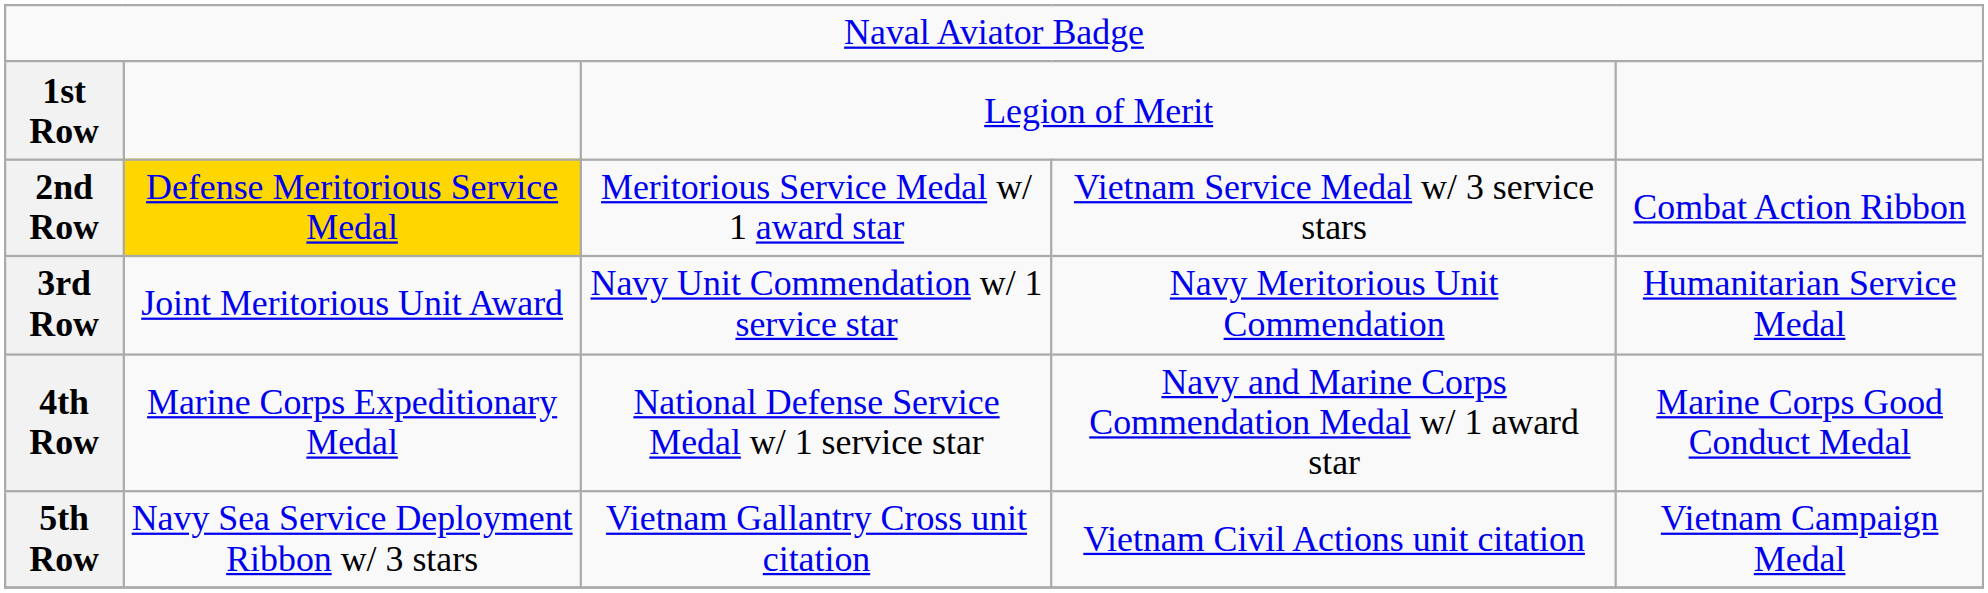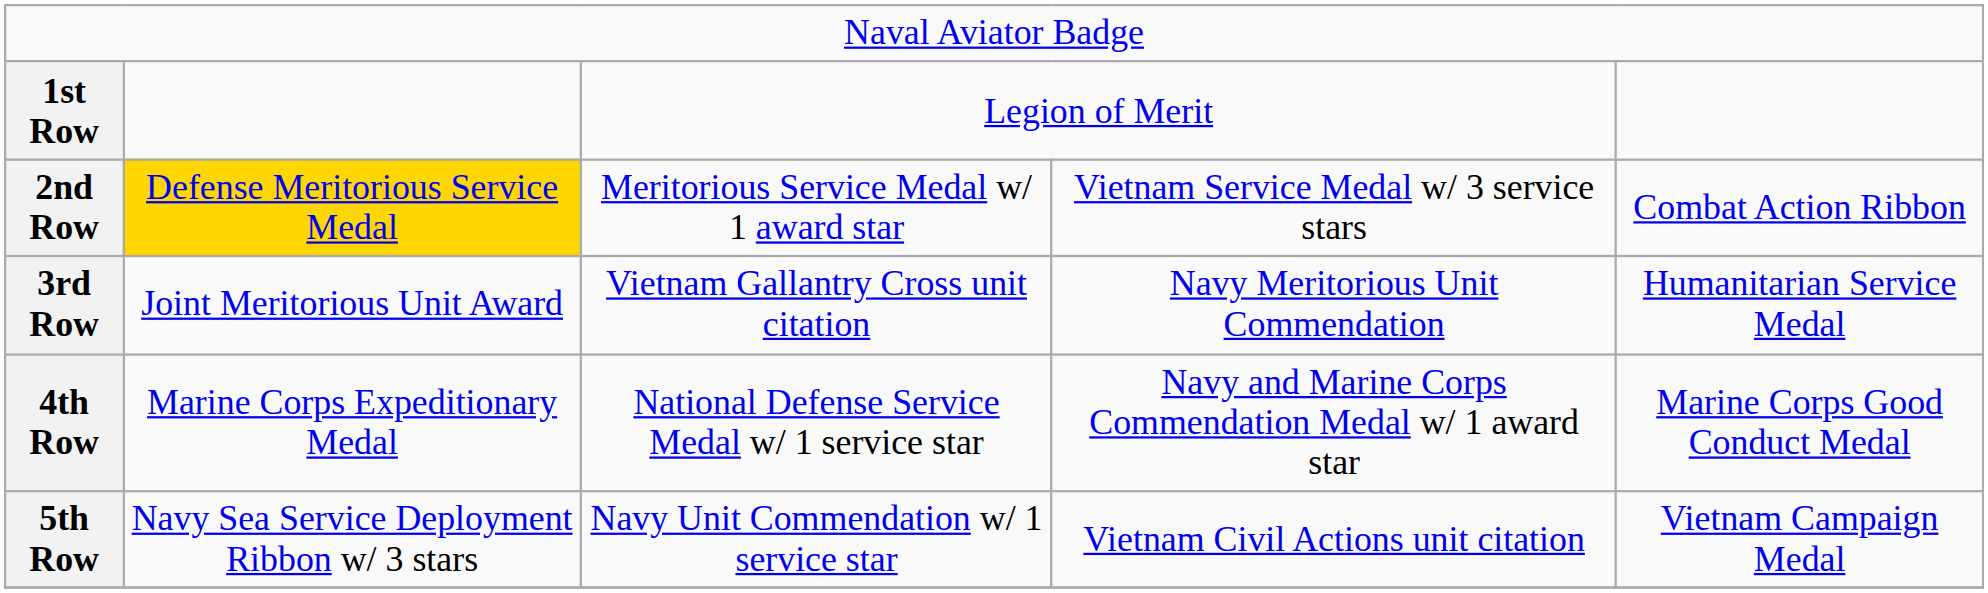(817, 304) Navy Unit Commendation w/ 1 service star -> (817, 304) Vietnam Gallantry Cross unit citation
(817, 538) Vietnam Gallantry Cross unit citation -> (817, 538) Navy Unit Commendation w/ 1 service star
